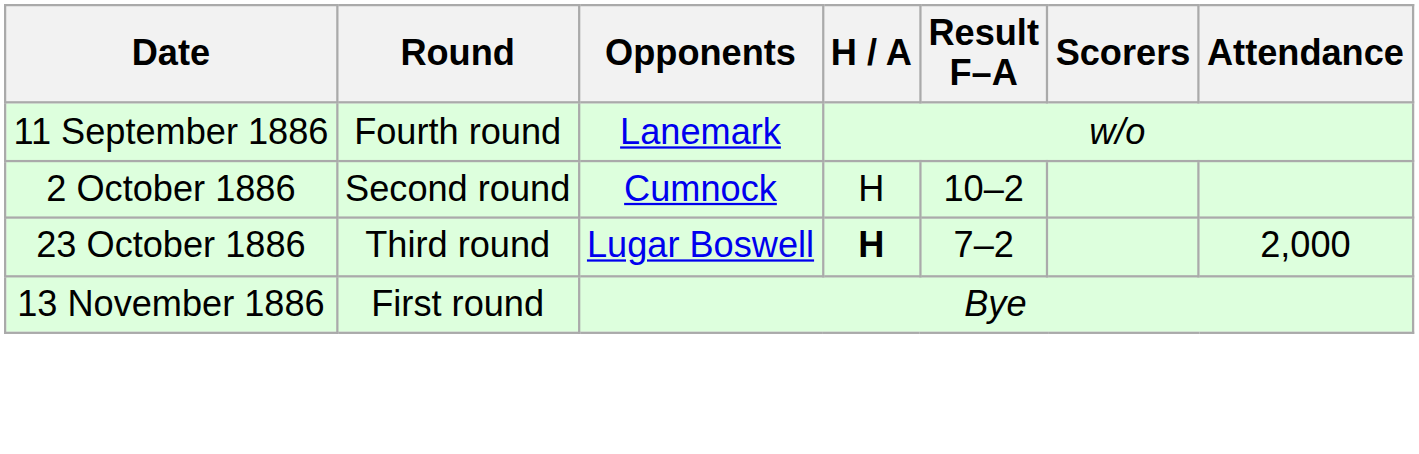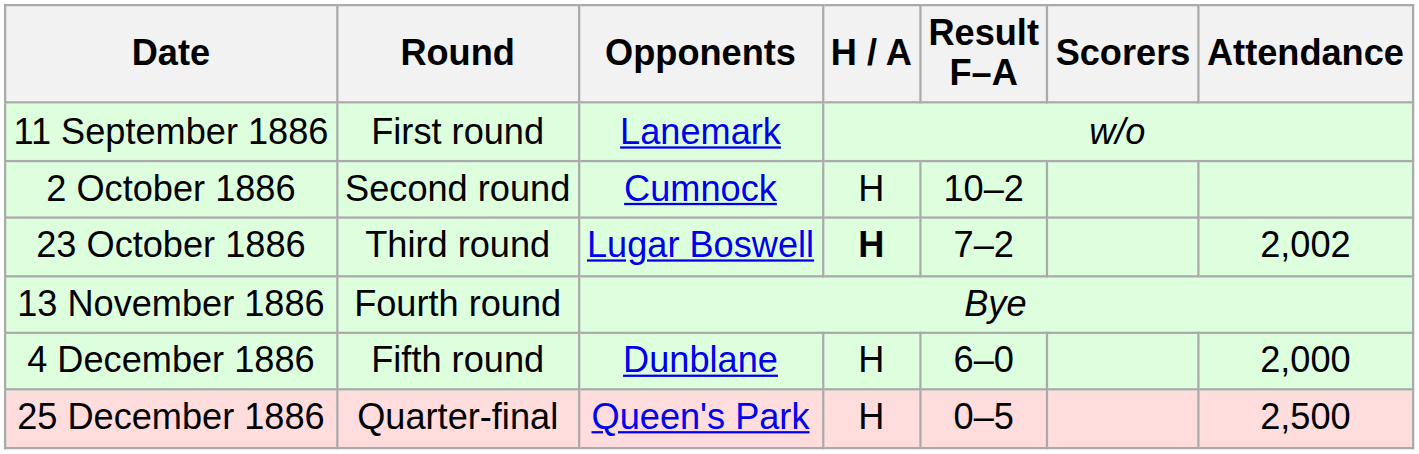(458, 131) Fourth round -> (458, 131) First round
(1305, 245) 2,000 -> (1305, 245) 2,002
(458, 303) First round -> (458, 303) Fourth round
+ row: (171, 360)
+ row: (171, 417)
